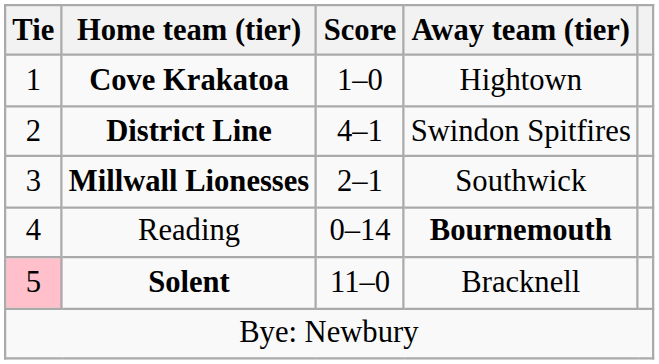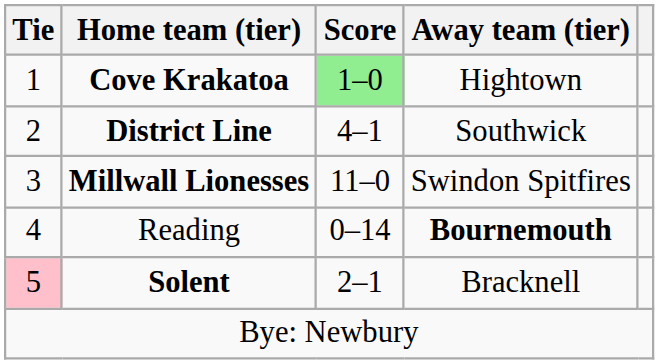(360, 79) no background -> (360, 79) lightgreen background
(521, 130) Swindon Spitfires -> (521, 130) Southwick
(360, 180) 2–1 -> (360, 180) 11–0
(521, 180) Southwick -> (521, 180) Swindon Spitfires
(360, 281) 11–0 -> (360, 281) 2–1
